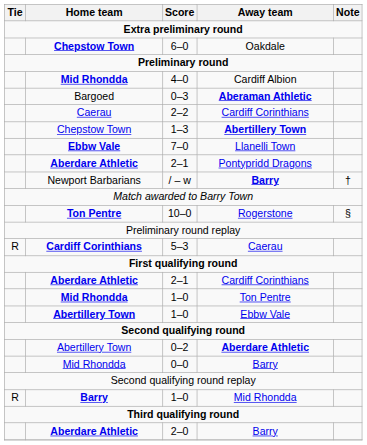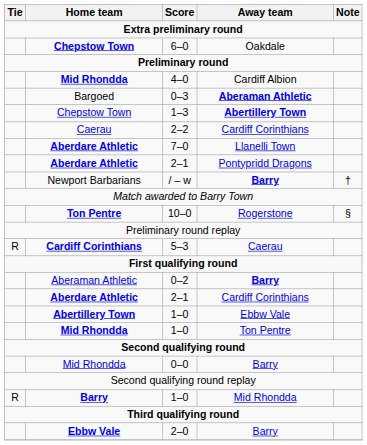rows swapped: (180, 113) <-> (180, 130)
(94, 146) Ebbw Vale -> (94, 146) Aberdare Athletic
+ row: (180, 280)
rows swapped: (180, 314) <-> (180, 297)
- row: (180, 347)
(94, 431) Aberdare Athletic -> (94, 431) Ebbw Vale
